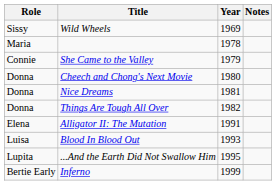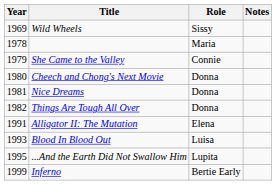columns swapped: (230, 12) <-> (31, 12)
